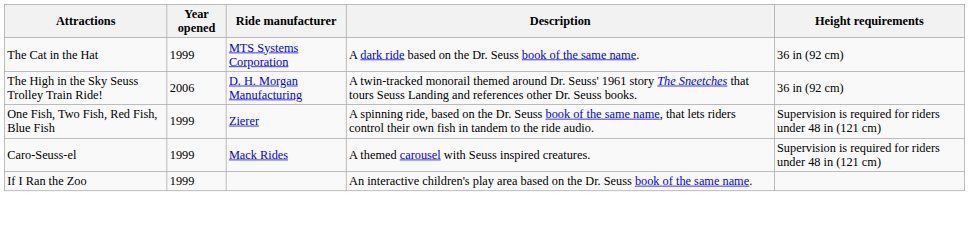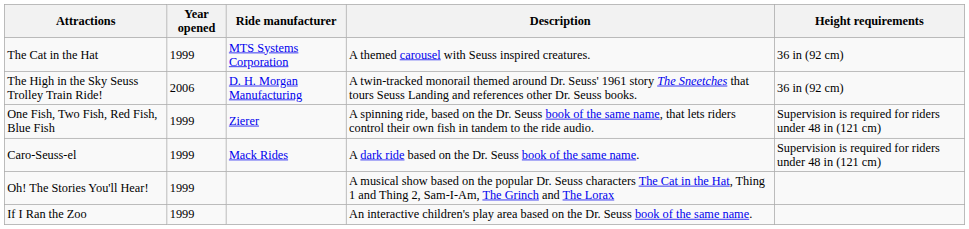(494, 54) A dark ride based on the Dr. Seuss book of the same name. -> (470, 54) A themed carousel with Seuss inspired creatures.
(470, 154) A themed carousel with Seuss inspired creatures. -> (494, 154) A dark ride based on the Dr. Seuss book of the same name.
+ row: (78, 188)
